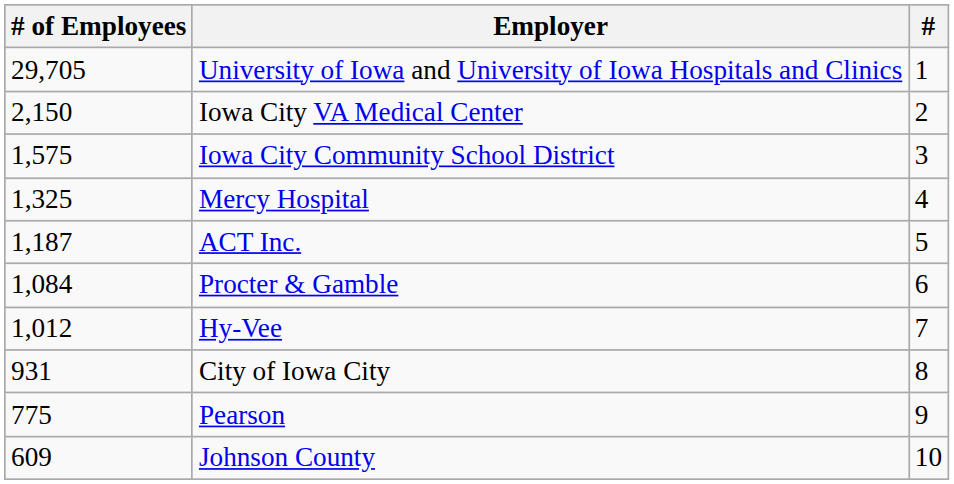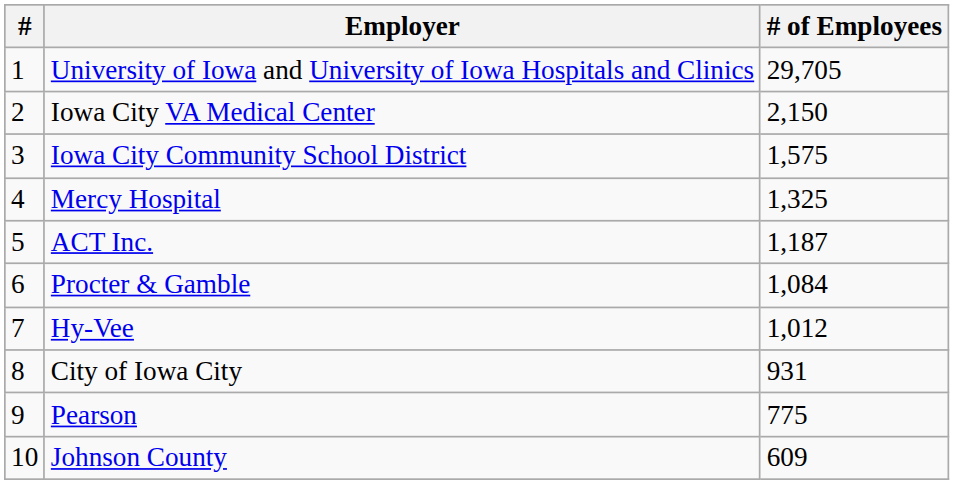columns swapped: (928, 26) <-> (99, 26)
